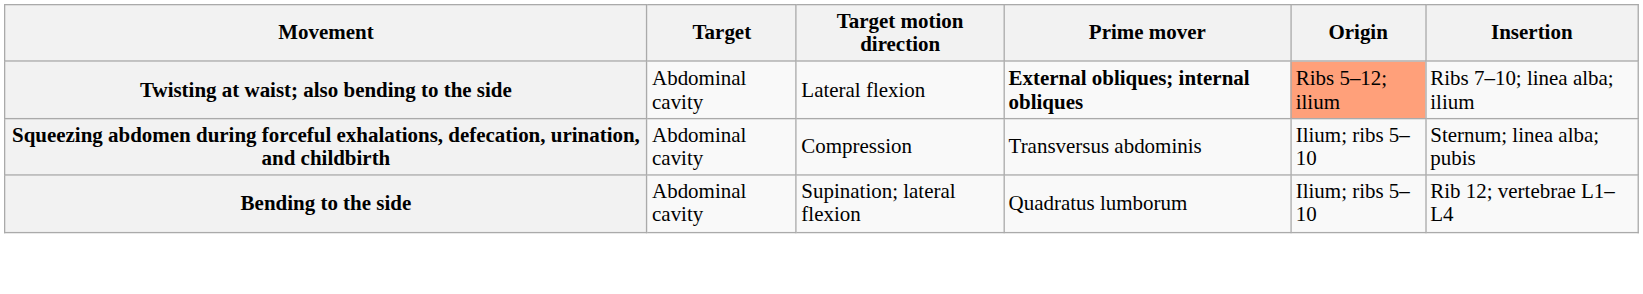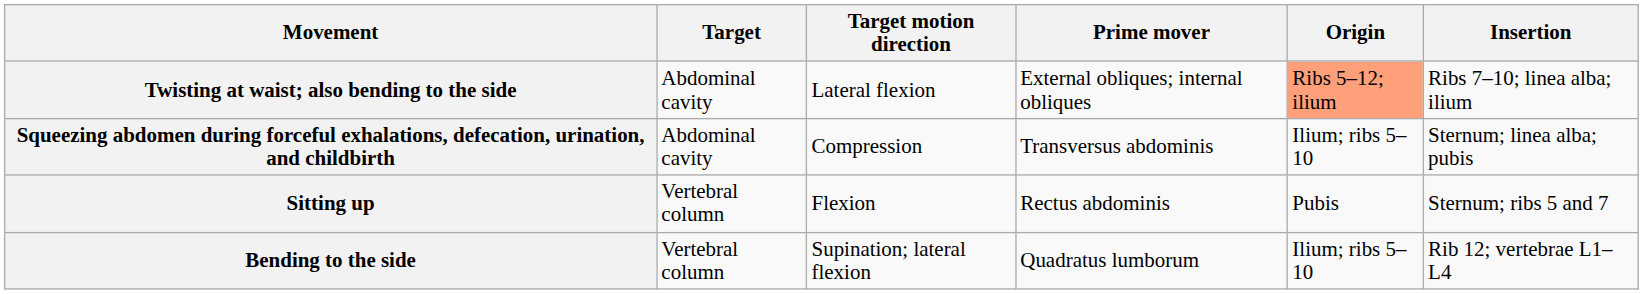(1129, 89) bold -> (1131, 89) normal
+ row: (331, 203)
(699, 203) Abdominal cavity -> (700, 260) Vertebral column
